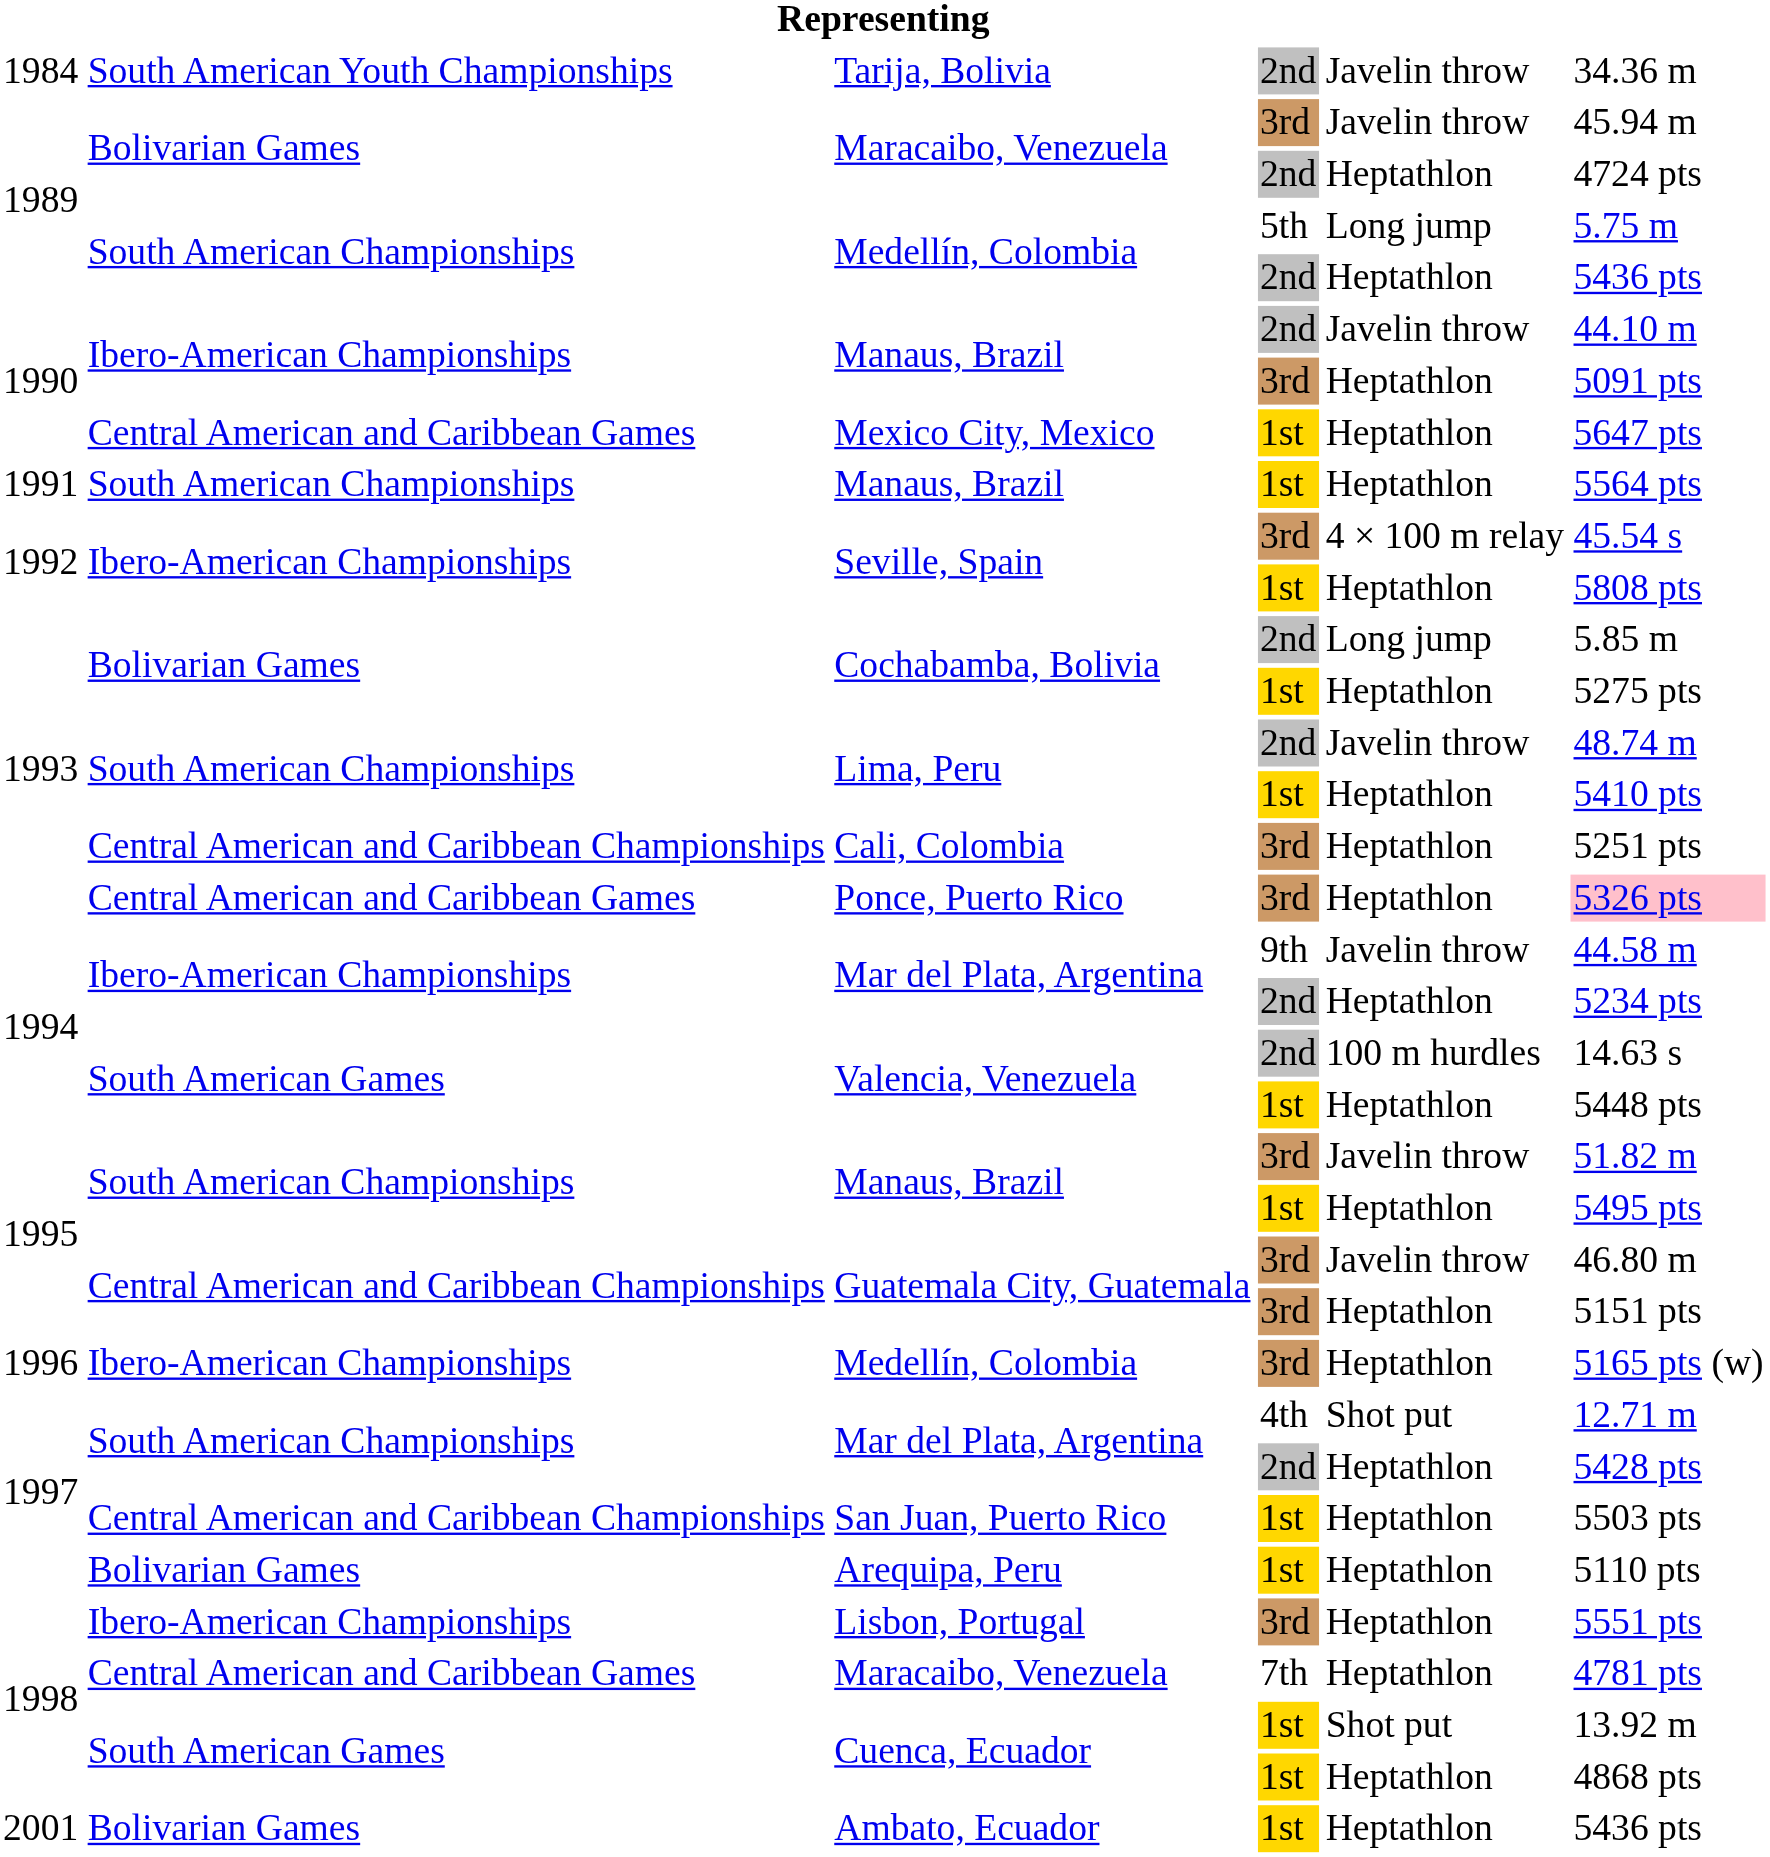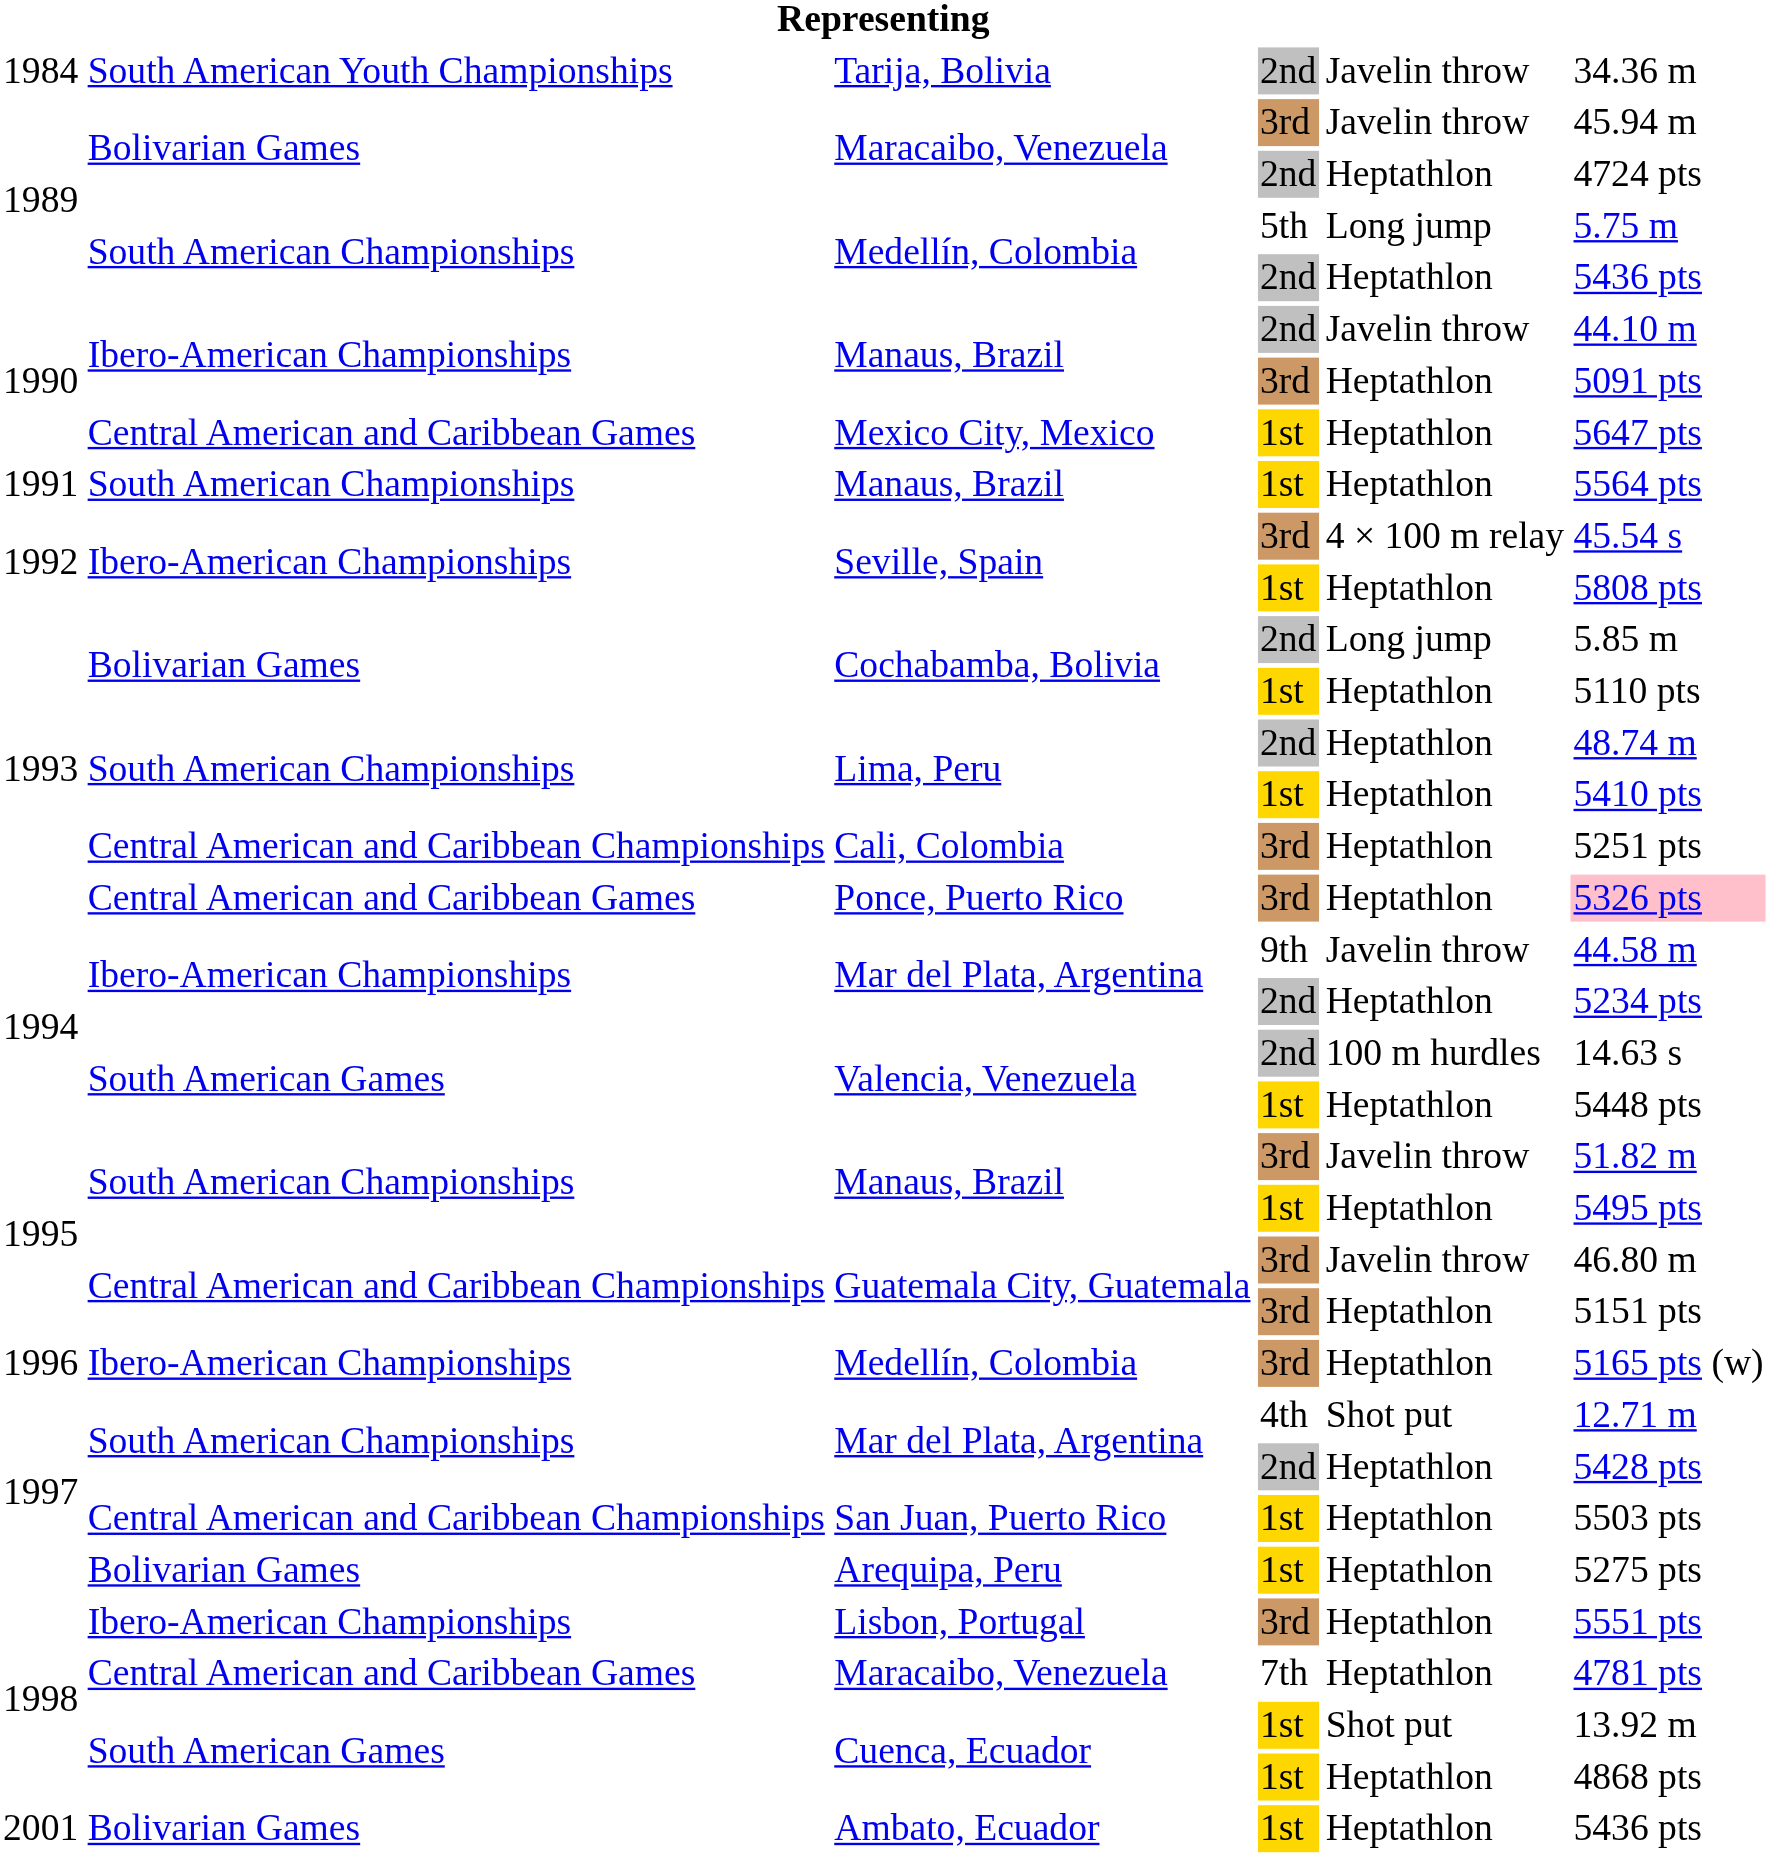(1638, 690) 5275 pts -> (1637, 690) 5110 pts
(1428, 742) Javelin throw -> (1409, 742) Heptathlon
(1637, 1569) 5110 pts -> (1638, 1569) 5275 pts
